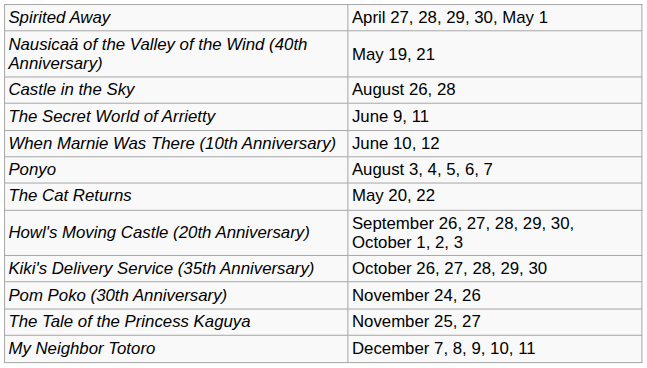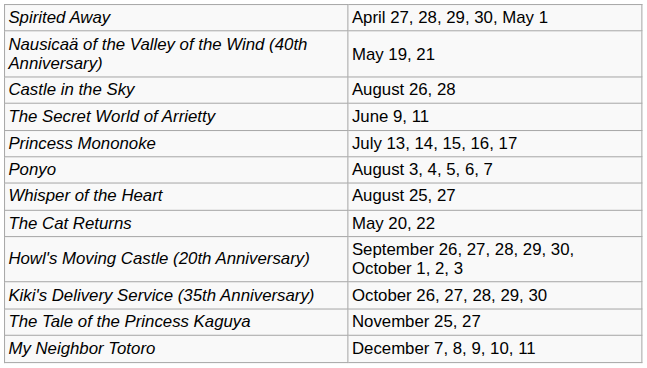- row: (172, 143)
+ row: (82, 143)
+ row: (85, 196)
- row: (118, 295)
